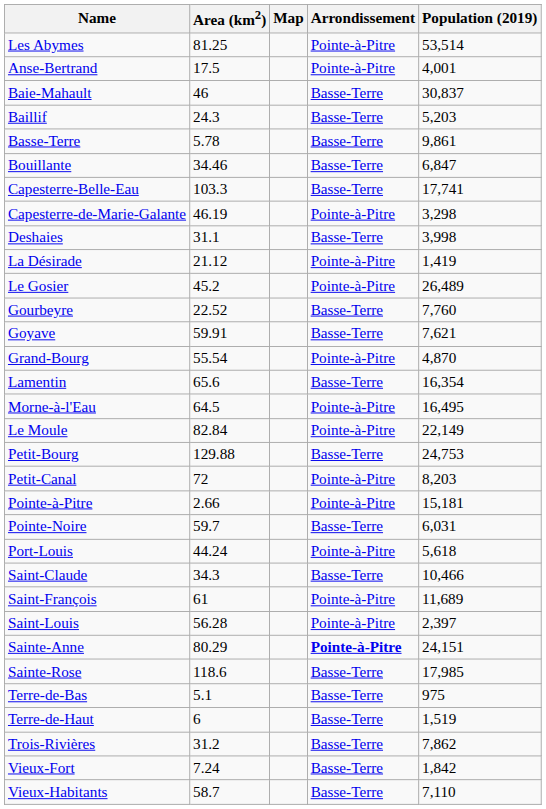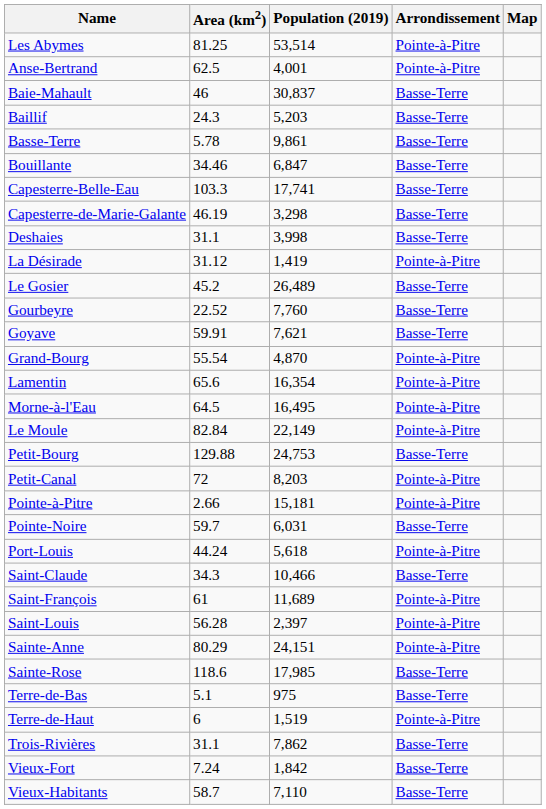columns swapped: (480, 18) <-> (288, 18)
(206, 68) 17.5 -> (206, 68) 62.5
(353, 213) Pointe-à-Pitre -> (432, 213) Basse-Terre
(210, 261) 21.12 -> (210, 261) 31.12
(353, 285) Pointe-à-Pitre -> (432, 285) Basse-Terre
(347, 382) Basse-Terre -> (438, 382) Pointe-à-Pitre
(356, 647) bold -> (438, 647) normal
(347, 719) Basse-Terre -> (438, 719) Pointe-à-Pitre
(206, 743) 31.2 -> (206, 743) 31.1
